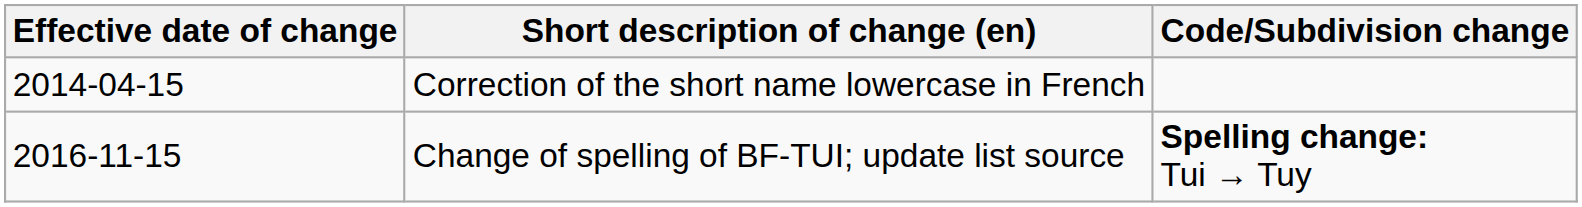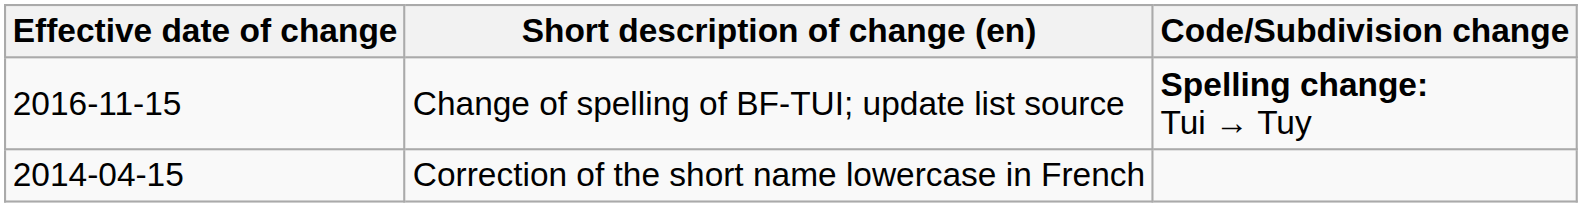rows swapped: (779, 84) <-> (769, 155)
